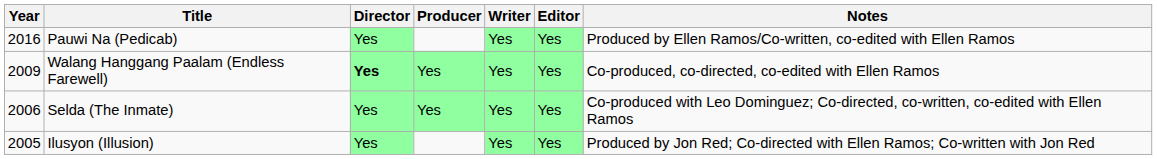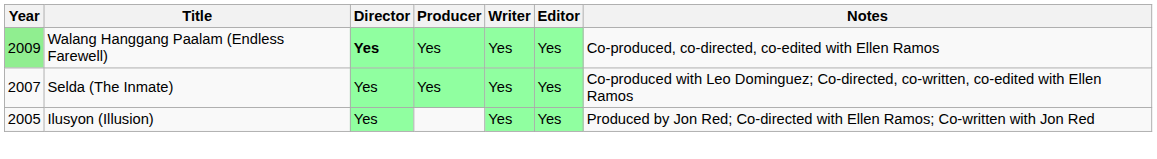- row: (112, 39)
(24, 71) no background -> (24, 47) lightgreen background
(24, 111) 2006 -> (24, 87) 2007
